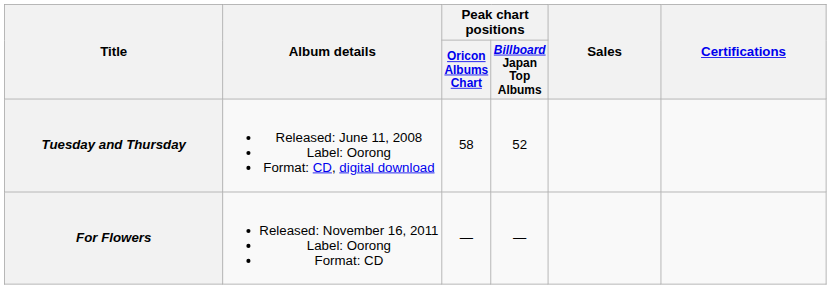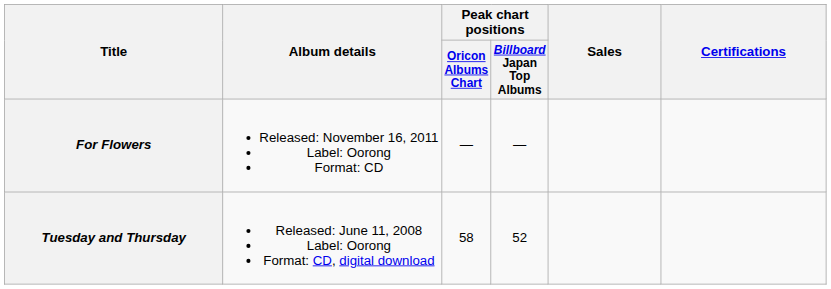rows swapped: (114, 145) <-> (114, 237)
